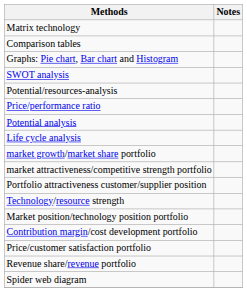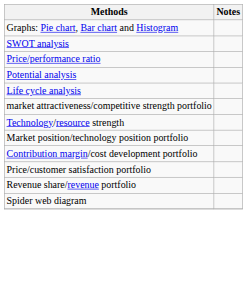- row: (43, 28)
- row: (44, 43)
- row: (62, 91)
- row: (81, 153)
- row: (106, 185)
